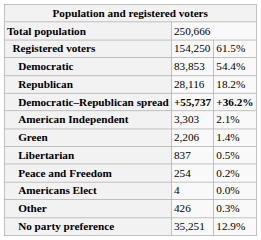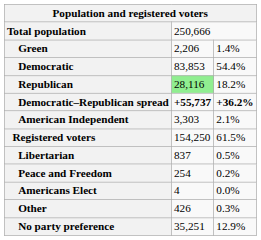rows swapped: (51, 48) <-> (27, 137)
(189, 84) no background -> (189, 84) lightgreen background
